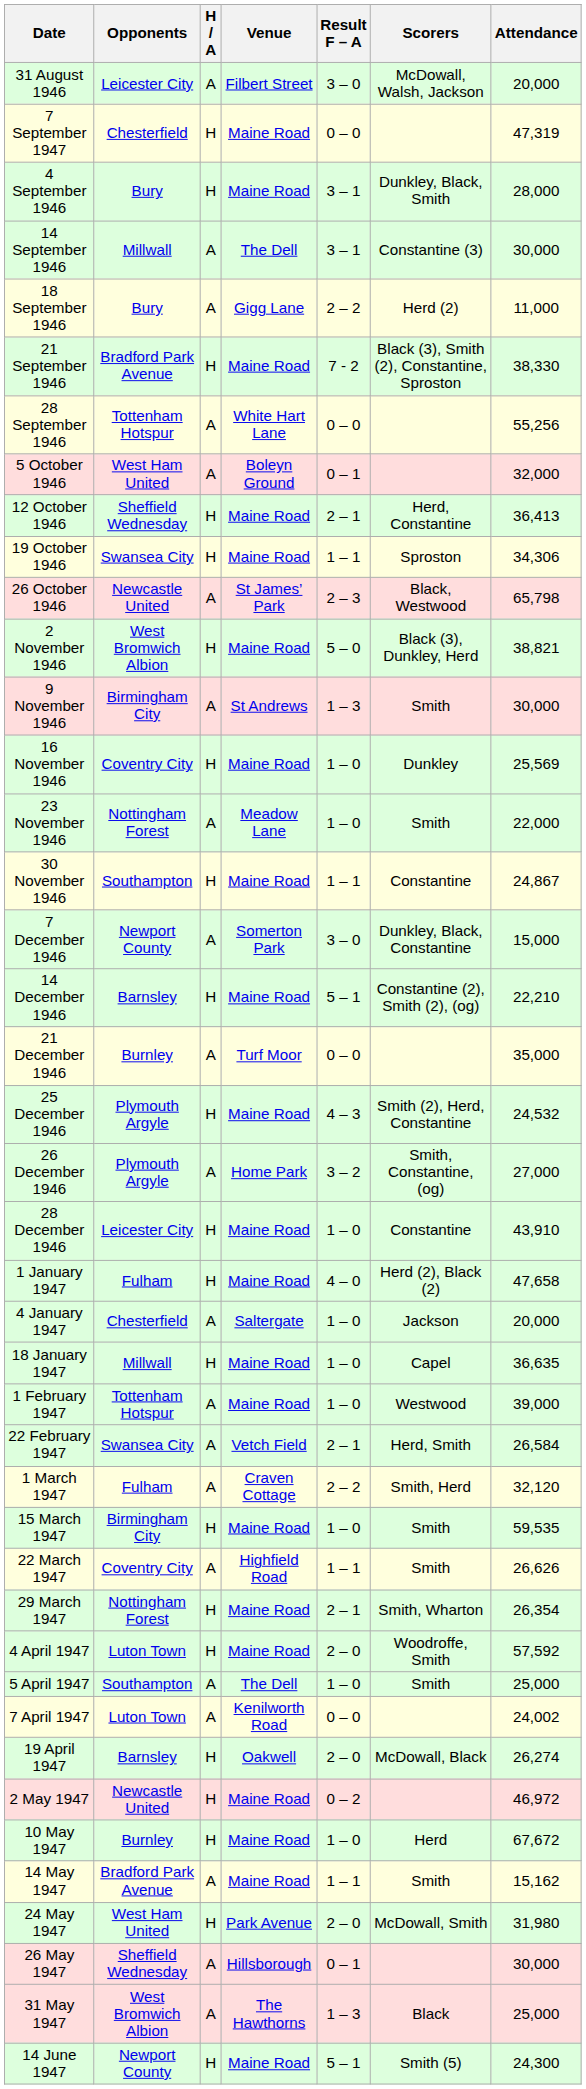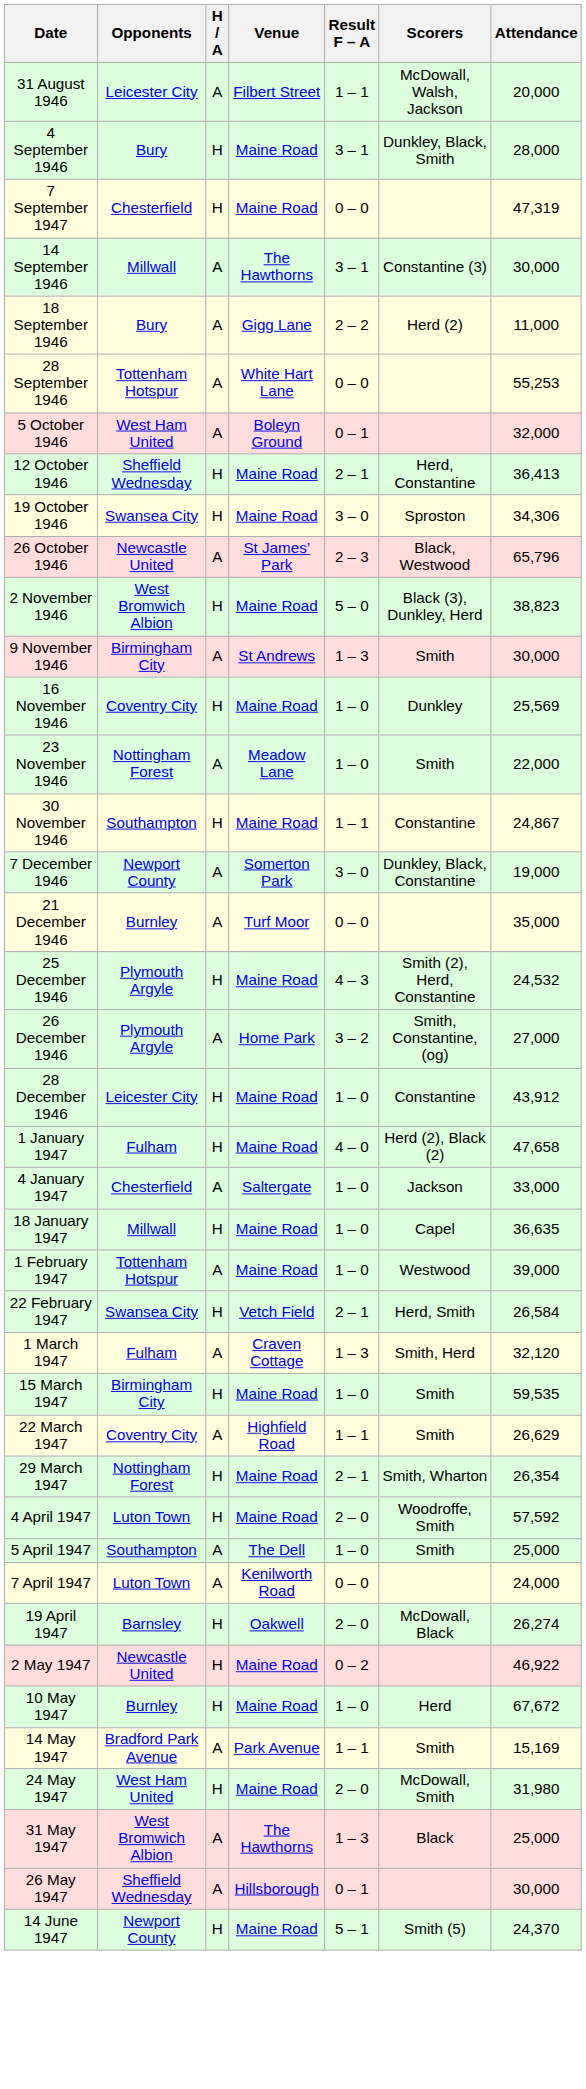(343, 83) 3 – 0 -> (352, 91) 1 – 1
rows swapped: (49, 191) <-> (49, 133)
(269, 249) The Dell -> (277, 266) The Hawthorns
- row: (49, 366)
(536, 424) 55,256 -> (536, 383) 55,253
(343, 556) 1 – 1 -> (352, 515) 3 – 0
(536, 598) 65,798 -> (536, 556) 65,796
(536, 647) 38,821 -> (536, 606) 38,823
(536, 939) 15,000 -> (536, 872) 19,000
- row: (49, 997)
(536, 1230) 43,910 -> (536, 1097) 43,912
(536, 1321) 20,000 -> (536, 1188) 33,000
(211, 1445) A -> (217, 1311) H
(343, 1486) 2 – 2 -> (352, 1352) 1 – 3
(536, 1569) 26,626 -> (536, 1435) 26,629
(536, 1716) 24,002 -> (536, 1583) 24,000
(536, 1799) 46,972 -> (536, 1665) 46,922
(269, 1881) Maine Road -> (277, 1747) Park Avenue
(536, 1881) 15,162 -> (536, 1747) 15,169
(269, 1922) Park Avenue -> (277, 1789) Maine Road
rows swapped: (49, 1964) <-> (49, 2013)
(536, 2063) 24,300 -> (536, 1929) 24,370
